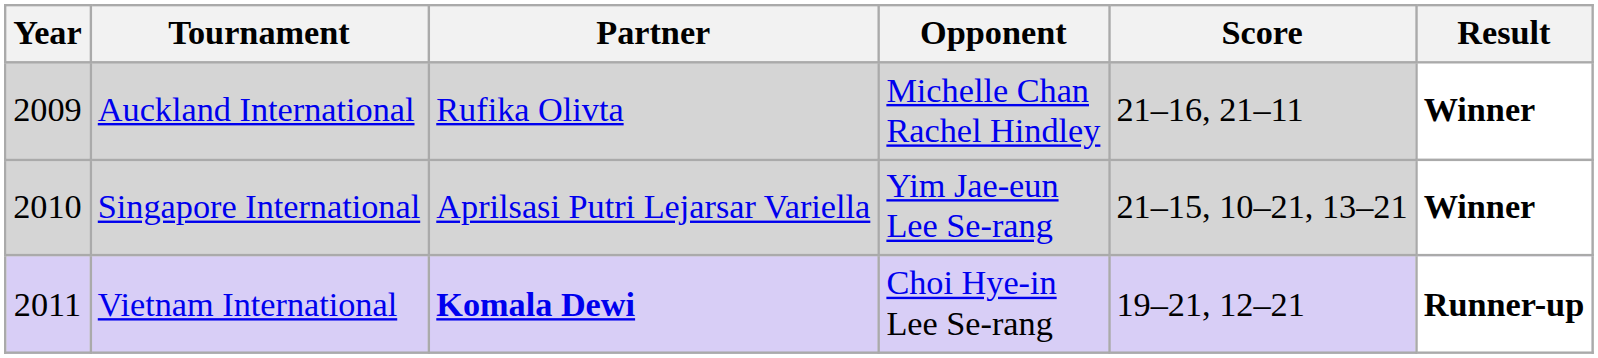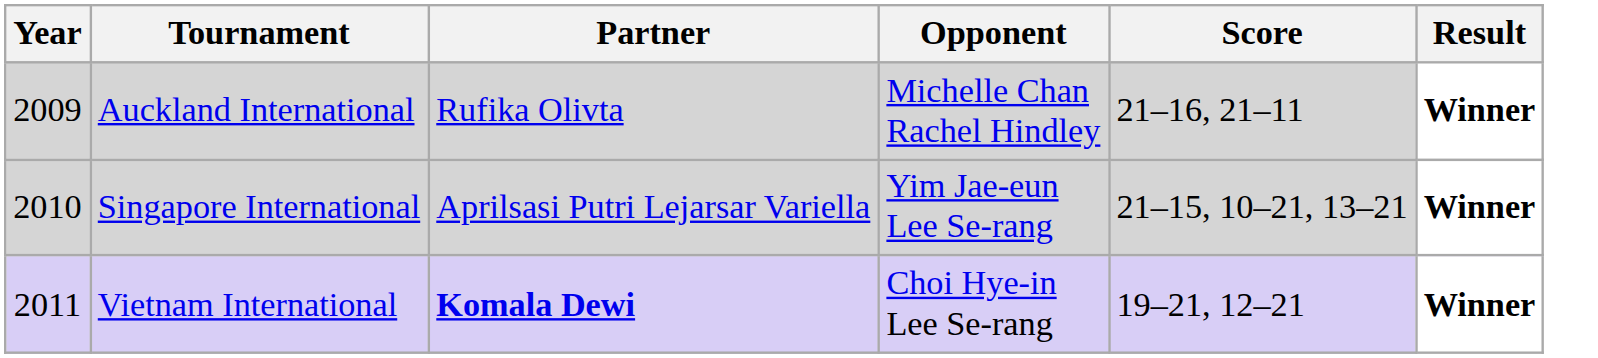(1504, 303) Runner-up -> (1480, 303) Winner
